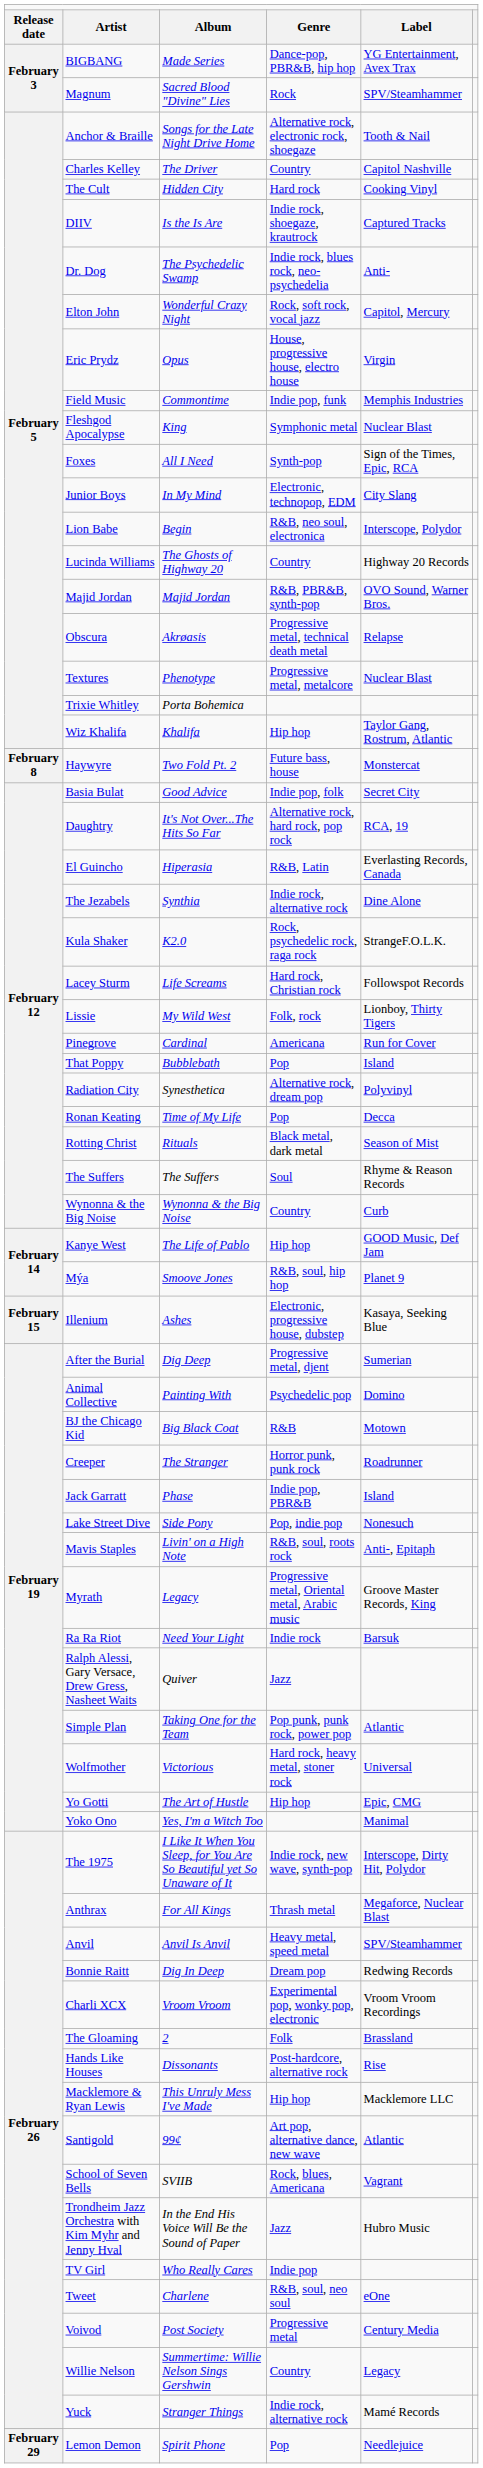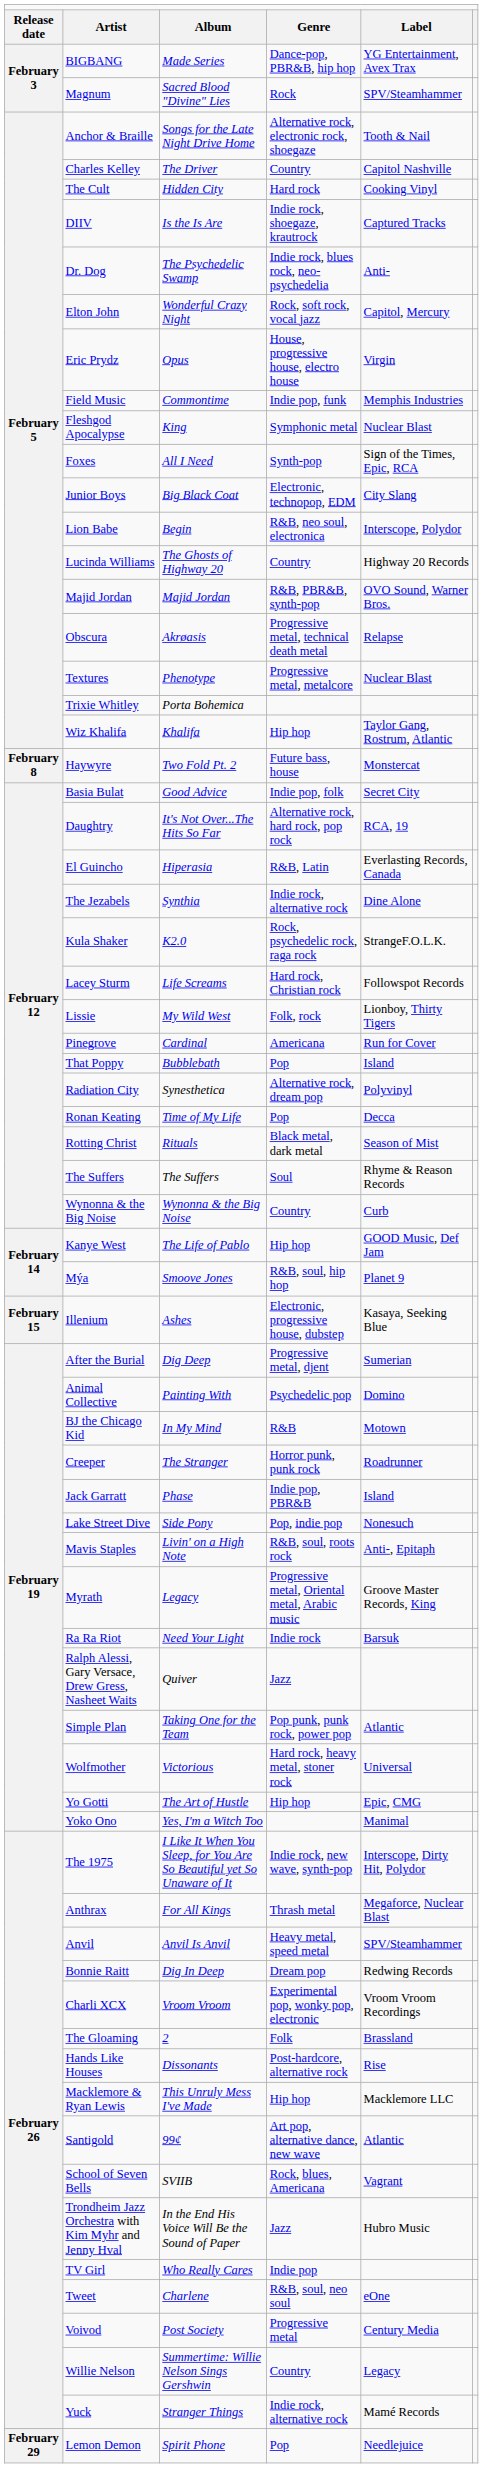(192, 495) In My Mind -> (200, 495) Big Black Coat
(200, 1428) Big Black Coat -> (192, 1428) In My Mind
